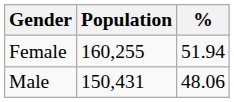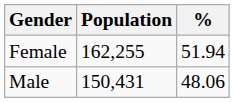(113, 50) 160,255 -> (113, 50) 162,255
